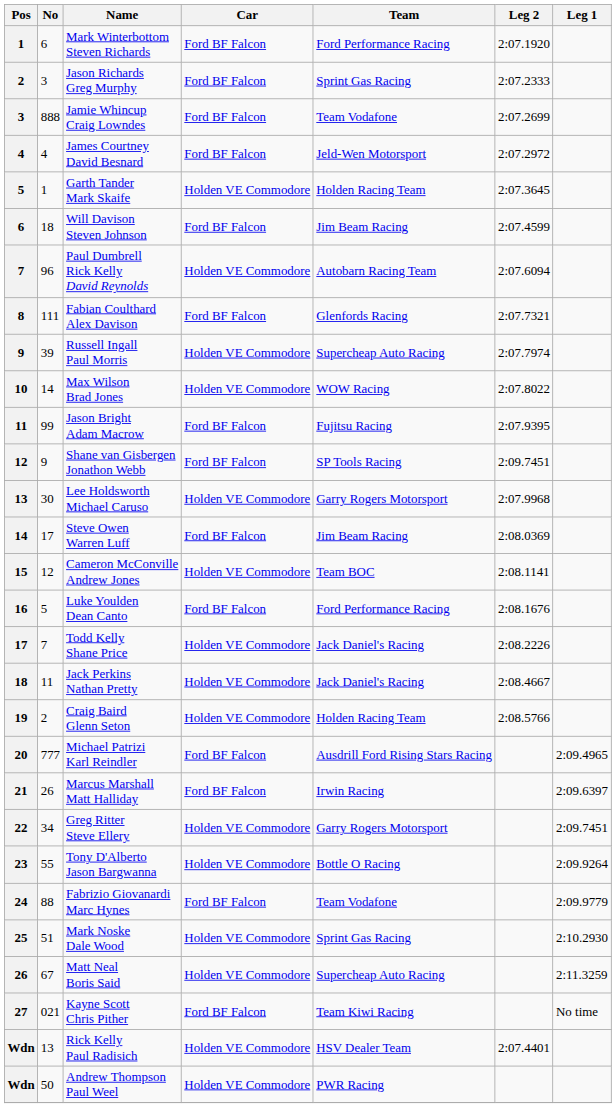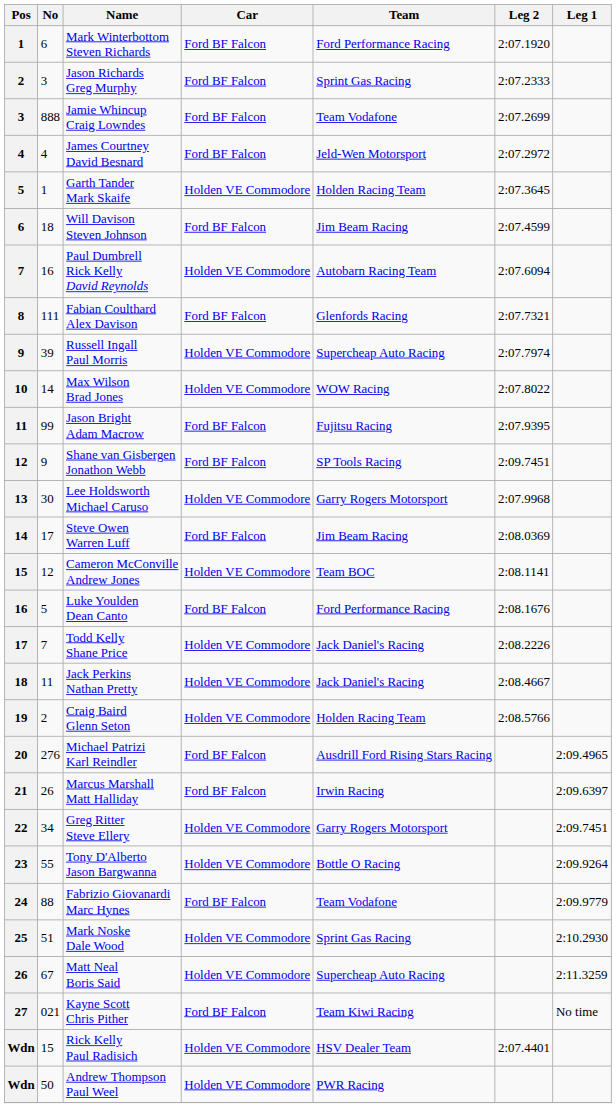(47, 271) 96 -> (47, 271) 16
(50, 755) 777 -> (50, 755) 276
(47, 1047) 13 -> (47, 1047) 15
